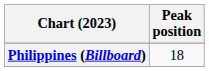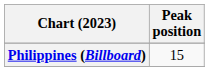(177, 54) 18 -> (177, 54) 15
